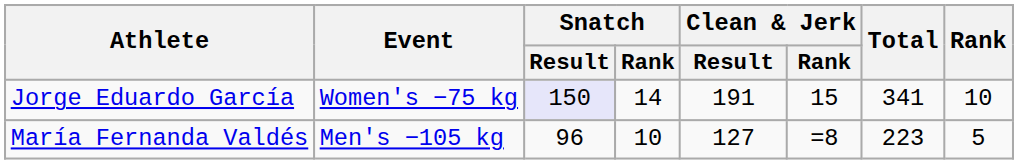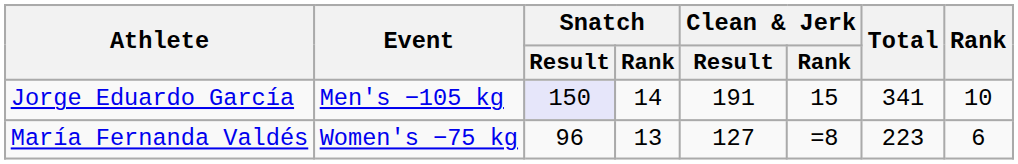(419, 99) Women's −75 kg -> (412, 99) Men's −105 kg
(412, 139) Men's −105 kg -> (419, 139) Women's −75 kg
(648, 139) 10 -> (648, 139) 13
(978, 139) 5 -> (978, 139) 6
